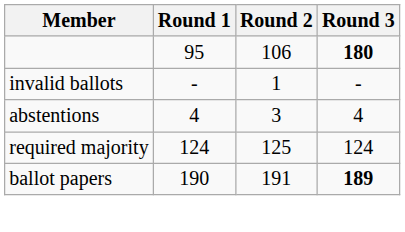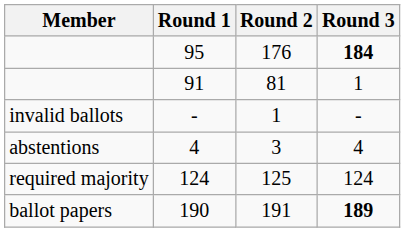(276, 52) 106 -> (276, 52) 176
(358, 52) 180 -> (358, 52) 184
+ row: (194, 83)
